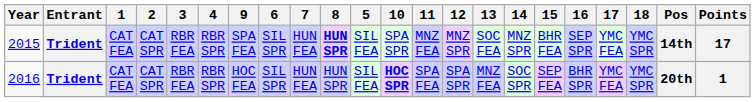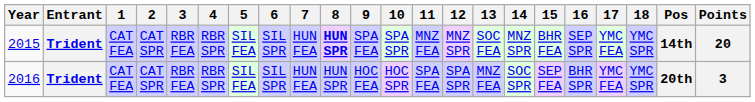columns swapped: (366, 15) <-> (244, 15)
(723, 44) 17 -> (723, 44) 20
(397, 79) bold -> (397, 79) normal
(723, 79) 1 -> (723, 79) 3
